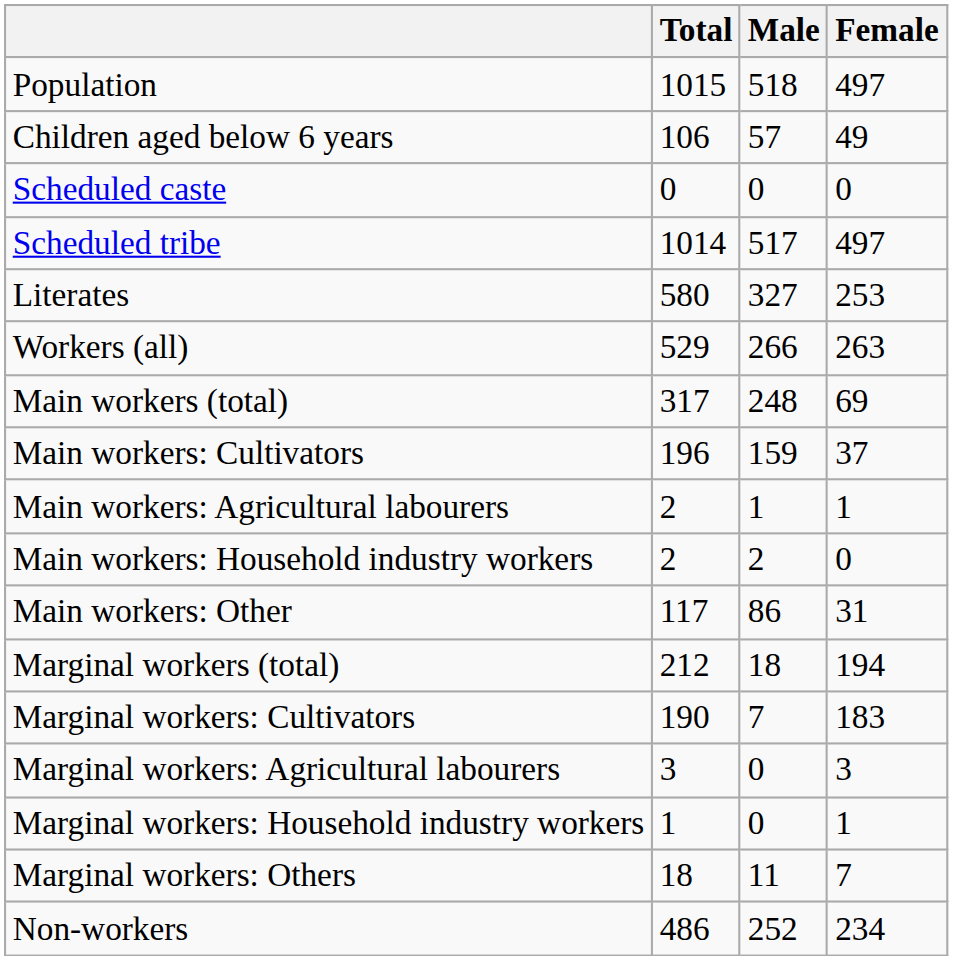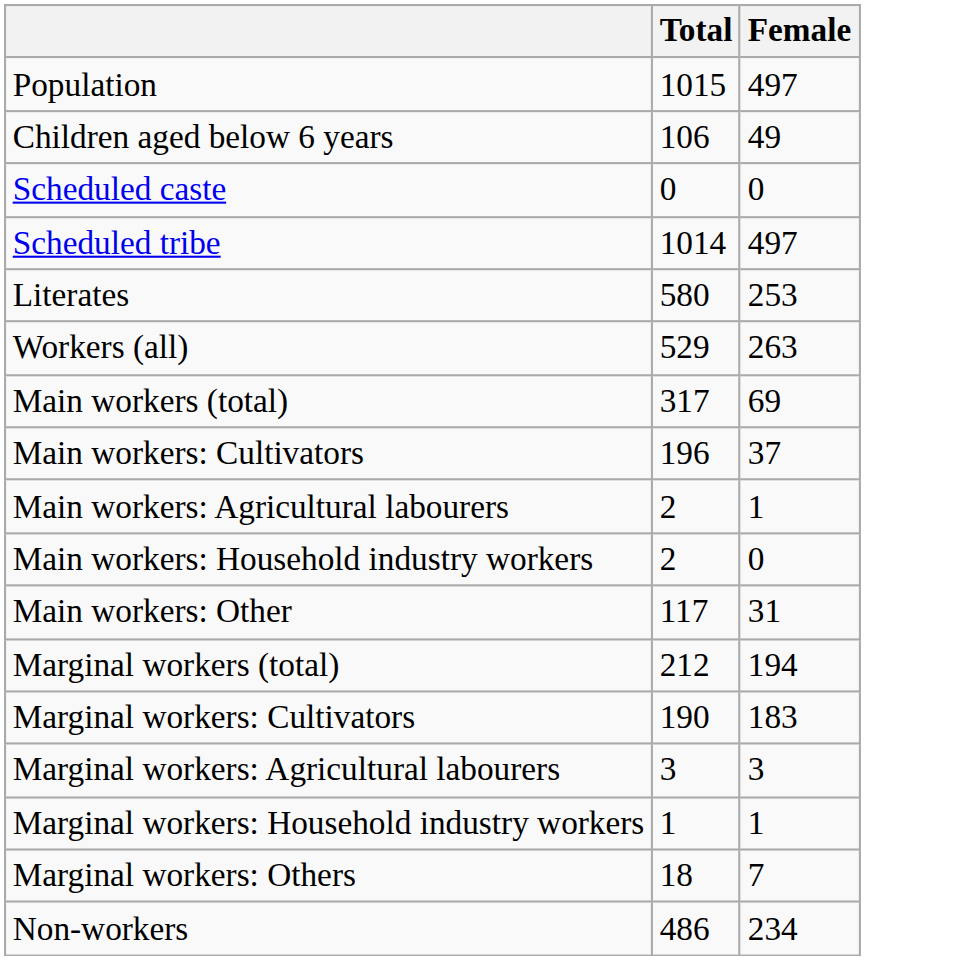- column: (784, 30)
